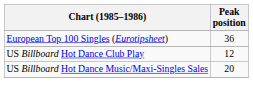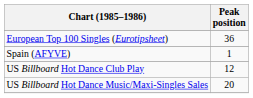+ row: (38, 54)
